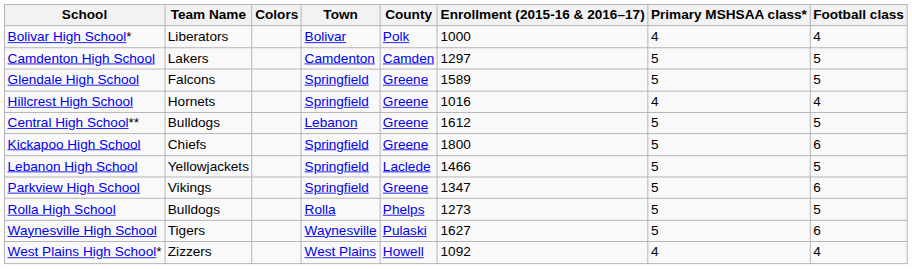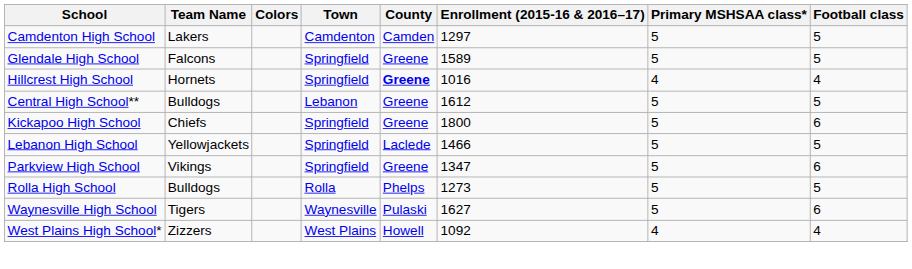- row: (70, 36)
(406, 101) normal -> (406, 79) bold
